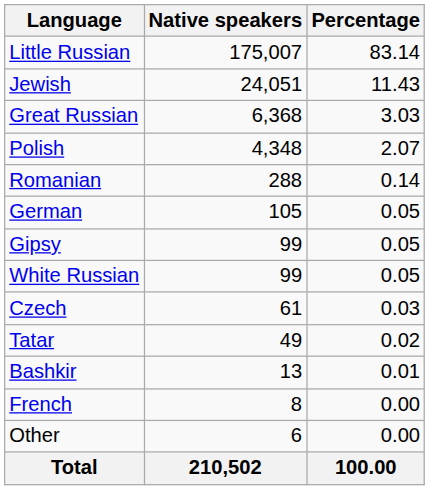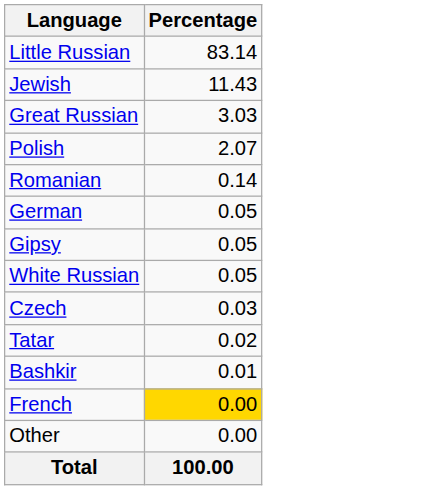- column: (225, 20)
(400, 404) no background -> (238, 404) gold background
